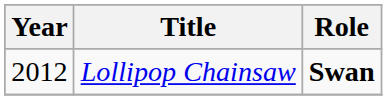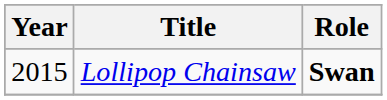(40, 71) 2012 -> (40, 71) 2015
